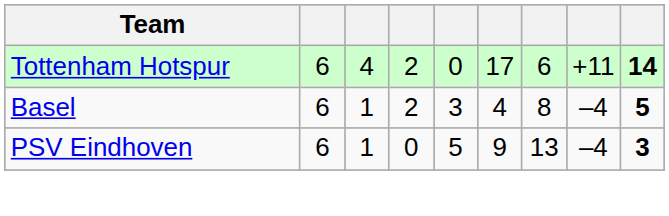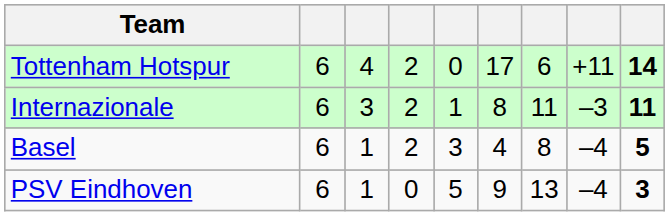+ row: (92, 107)
